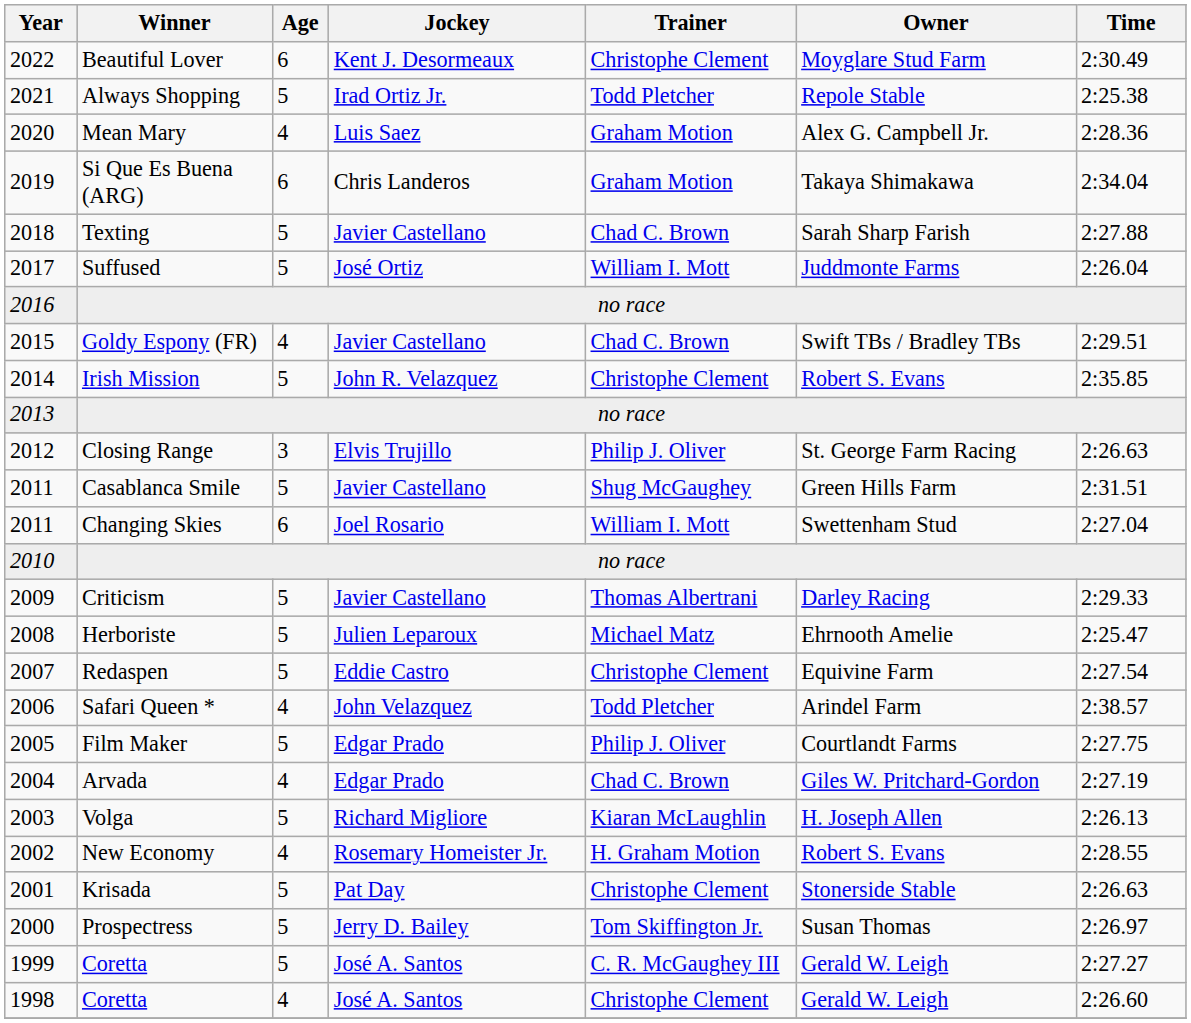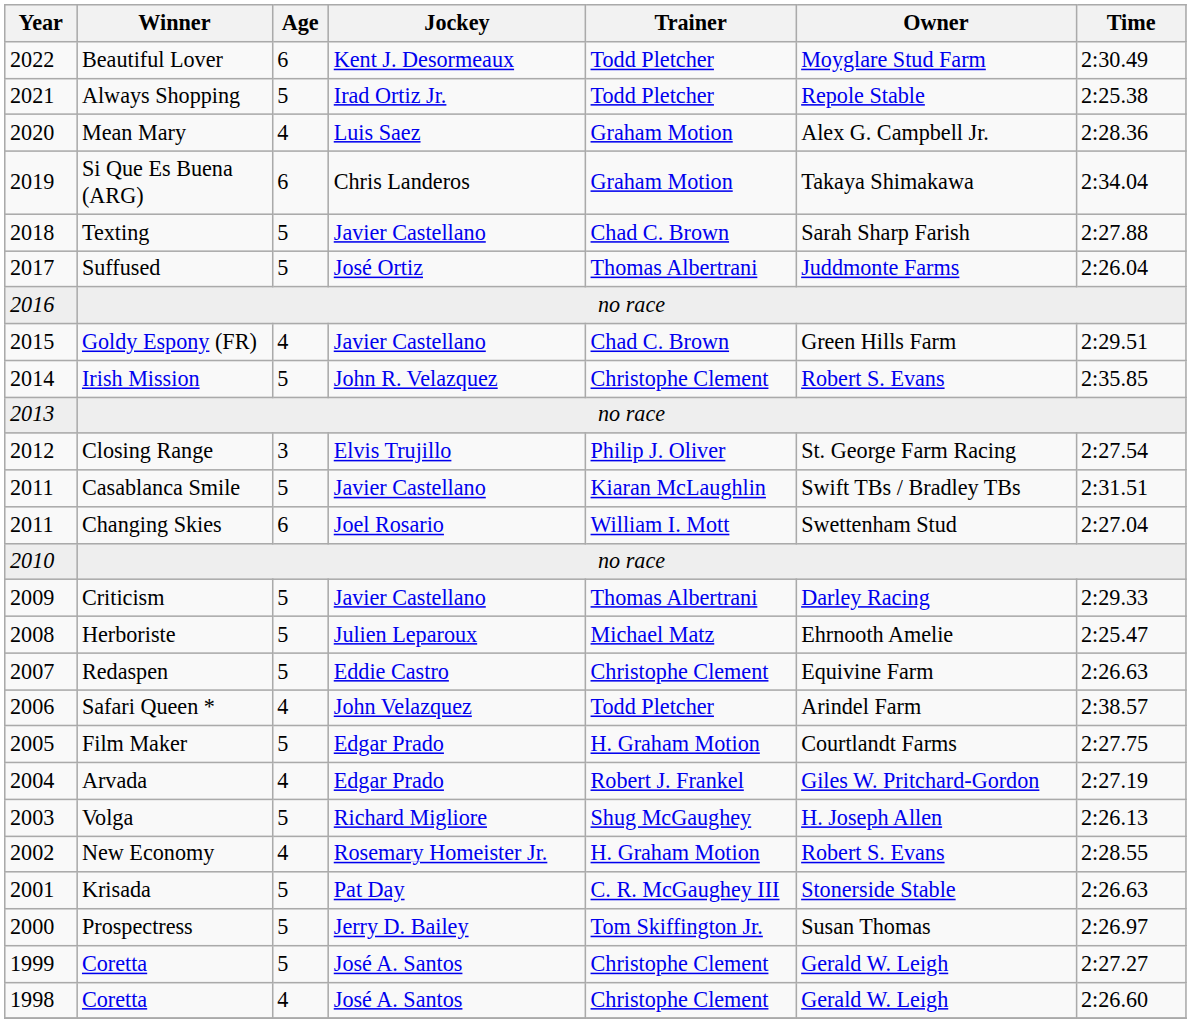(679, 59) Christophe Clement -> (652, 59) Todd Pletcher
(660, 268) William I. Mott -> (674, 268) Thomas Albertrani
(911, 341) Swift TBs / Bradley TBs -> (879, 341) Green Hills Farm
(1115, 451) 2:26.63 -> (1115, 451) 2:27.54
(671, 488) Shug McGaughey -> (678, 488) Kiaran McLaughlin
(879, 488) Green Hills Farm -> (911, 488) Swift TBs / Bradley TBs
(1115, 671) 2:27.54 -> (1115, 671) 2:26.63
(658, 744) Philip J. Oliver -> (675, 744) H. Graham Motion
(660, 780) Chad C. Brown -> (667, 780) Robert J. Frankel
(678, 817) Kiaran McLaughlin -> (671, 817) Shug McGaughey
(679, 890) Christophe Clement -> (685, 890) C. R. McGaughey III
(685, 963) C. R. McGaughey III -> (679, 963) Christophe Clement
